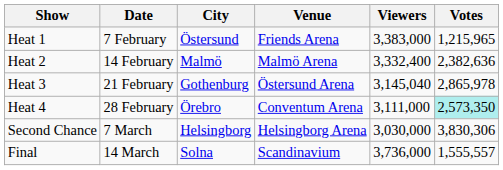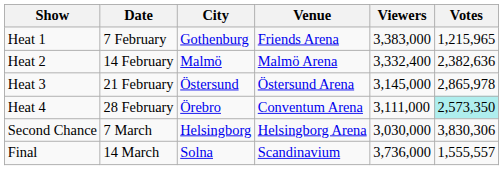(209, 38) Östersund -> (214, 38) Gothenburg
(214, 84) Gothenburg -> (209, 84) Östersund
(402, 84) 3,145,040 -> (402, 84) 3,145,000
